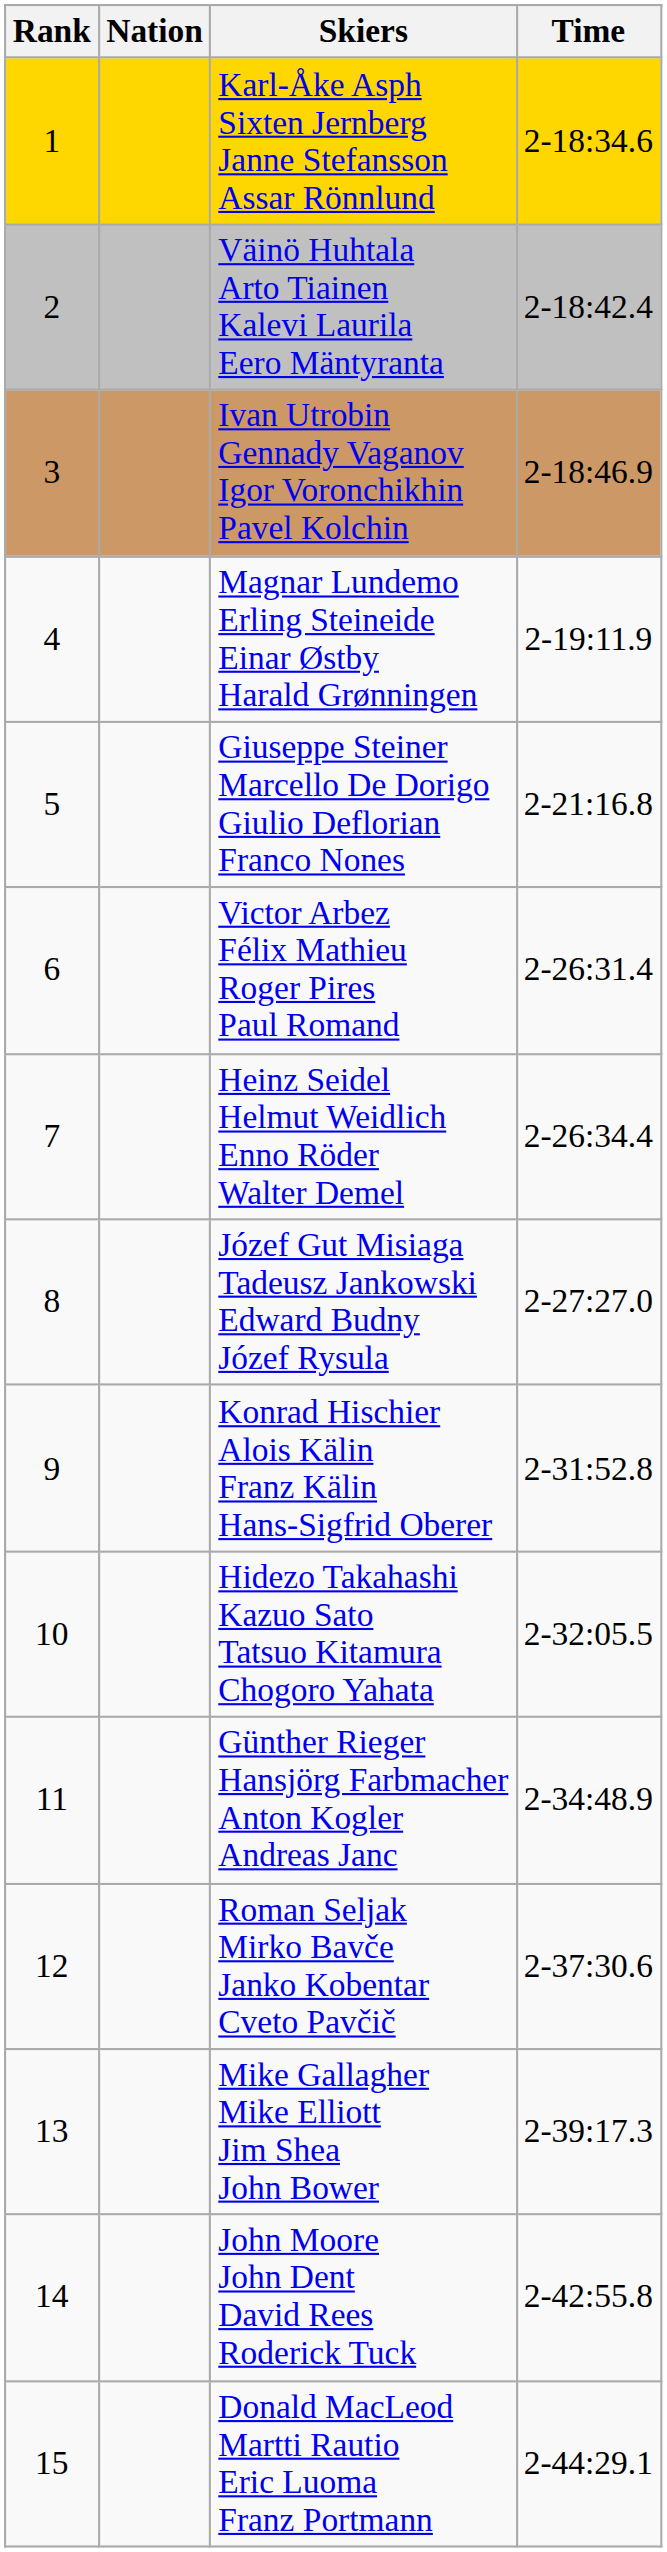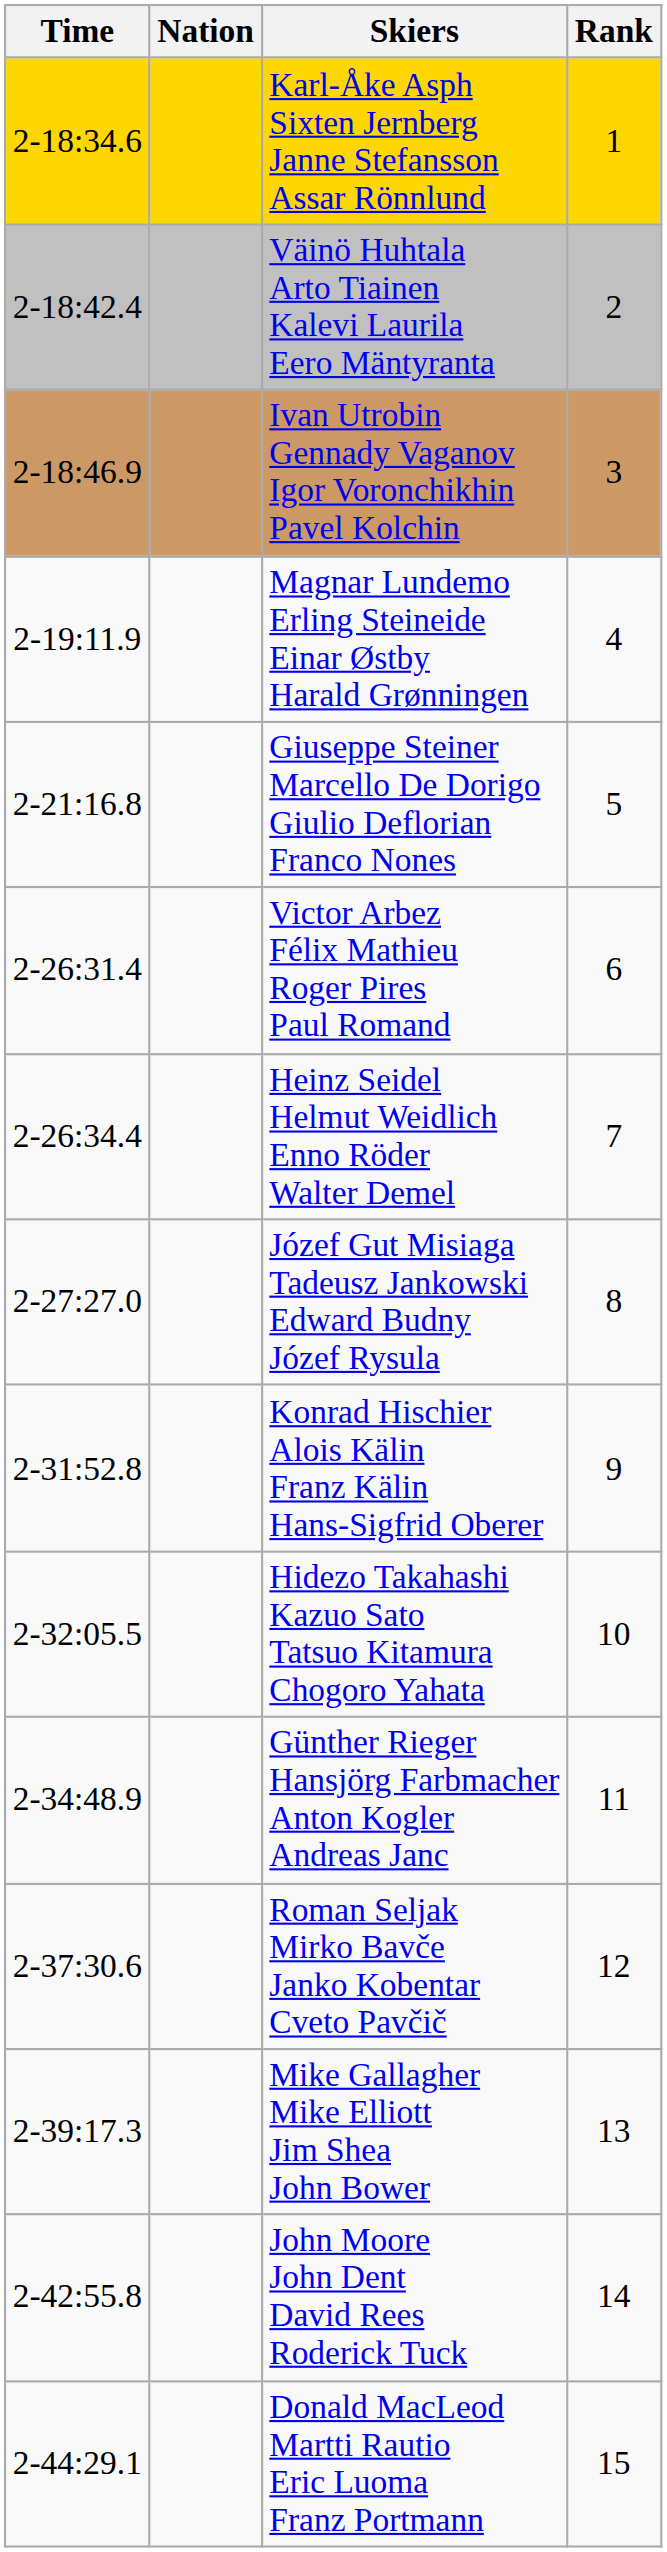columns swapped: (52, 31) <-> (588, 31)
